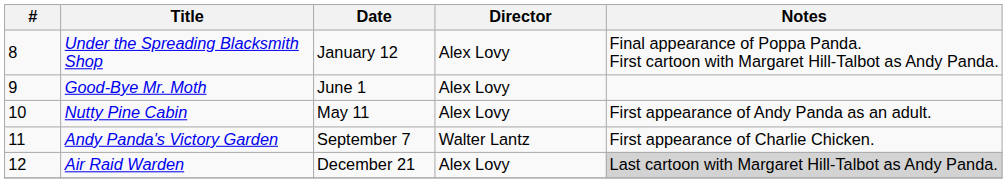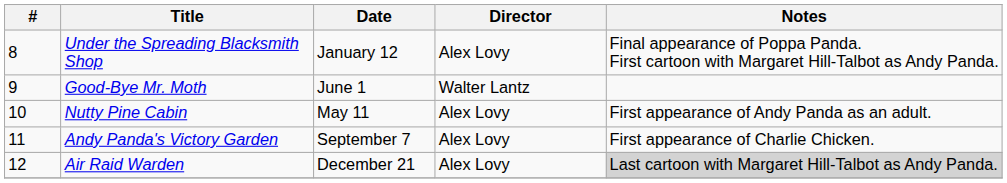(474, 87) Alex Lovy -> (484, 87) Walter Lantz
(484, 139) Walter Lantz -> (474, 139) Alex Lovy
